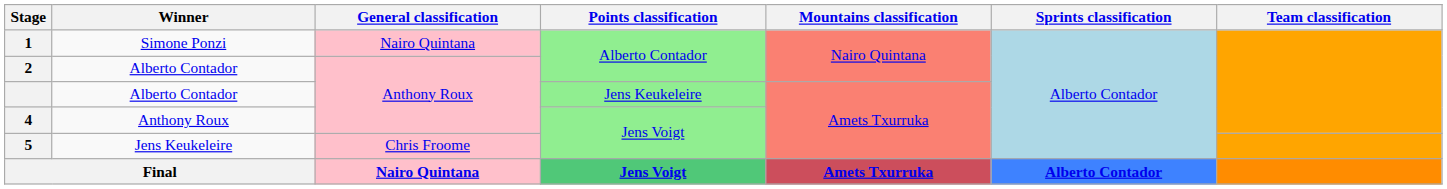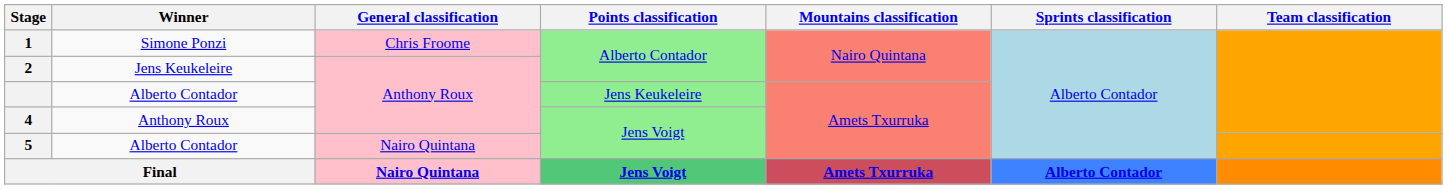(428, 43) Nairo Quintana -> (428, 43) Chris Froome
(183, 68) Alberto Contador -> (183, 68) Jens Keukeleire
(183, 145) Jens Keukeleire -> (183, 145) Alberto Contador
(428, 145) Chris Froome -> (428, 145) Nairo Quintana
